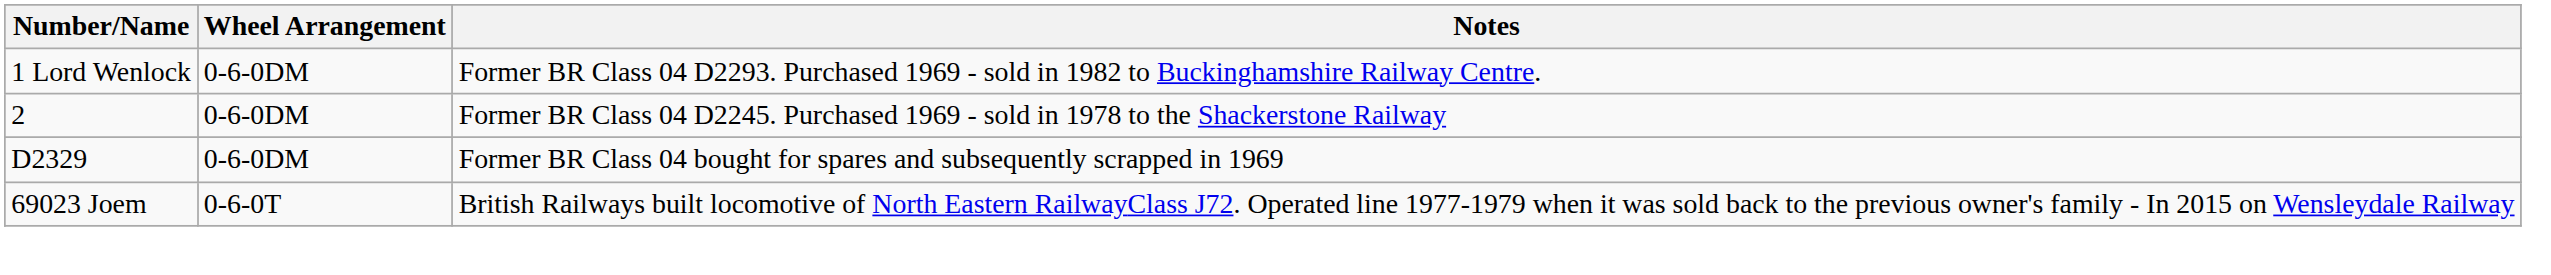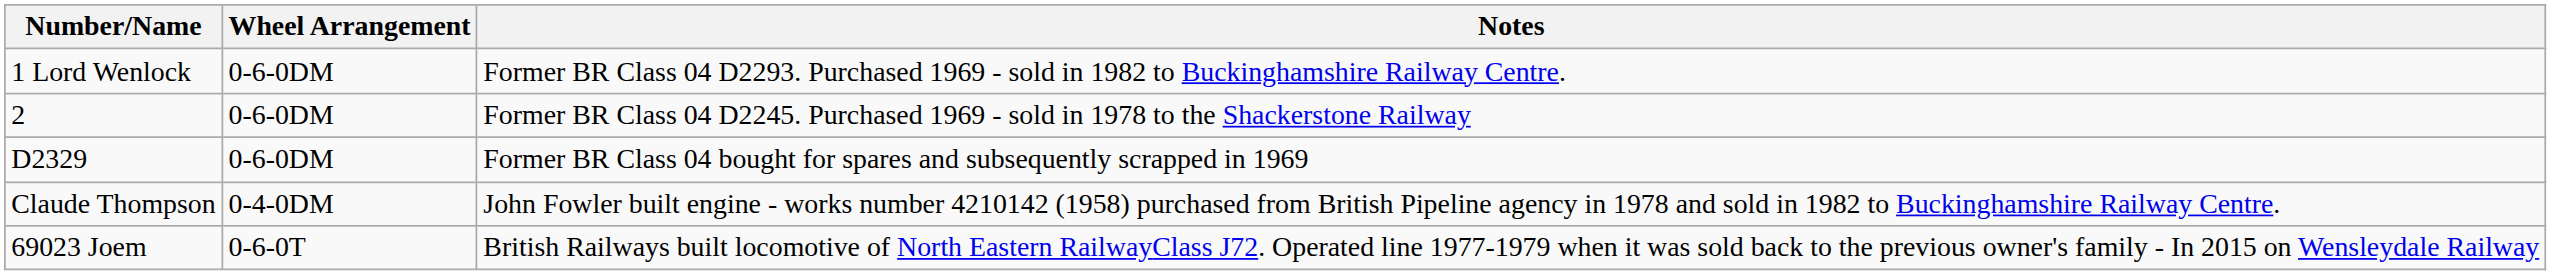+ row: (113, 203)
